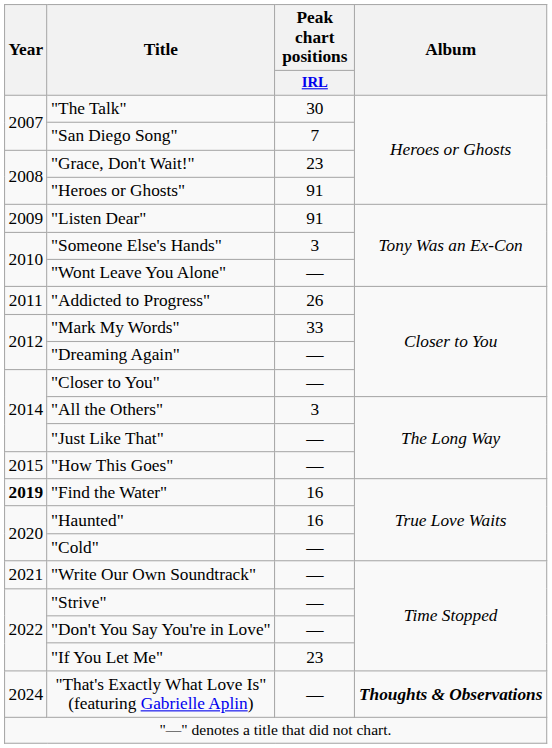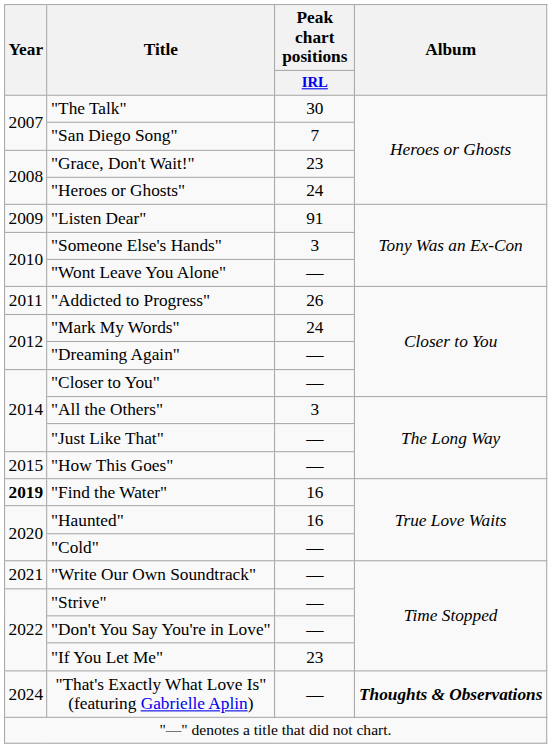(315, 190) 91 -> (315, 190) 24
(315, 327) 33 -> (315, 327) 24
